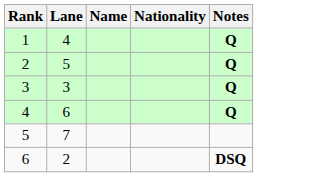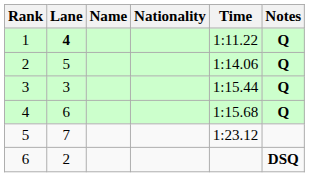+ column: (236, 16)
(66, 40) normal -> (66, 40) bold
